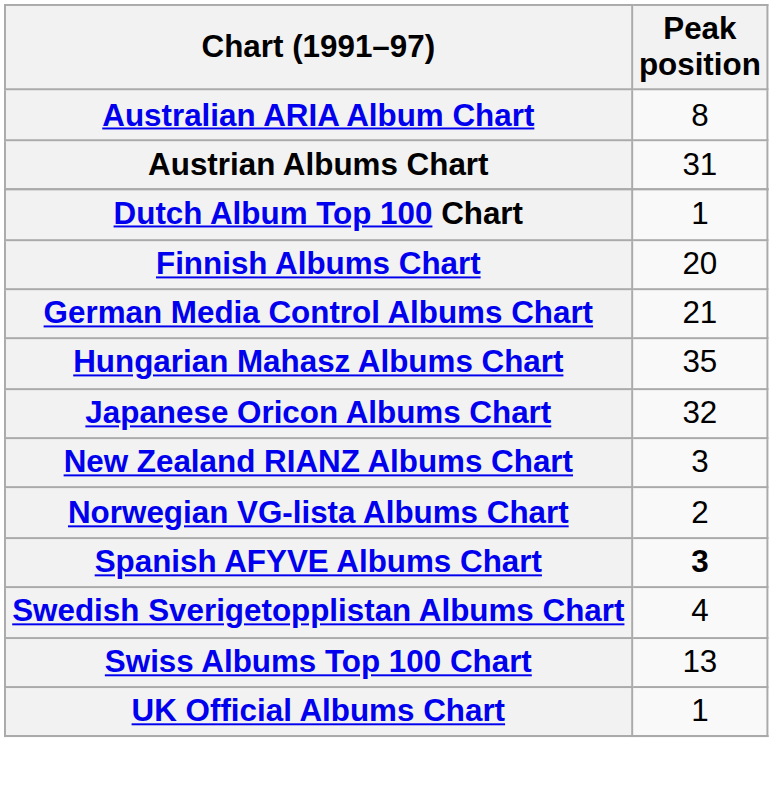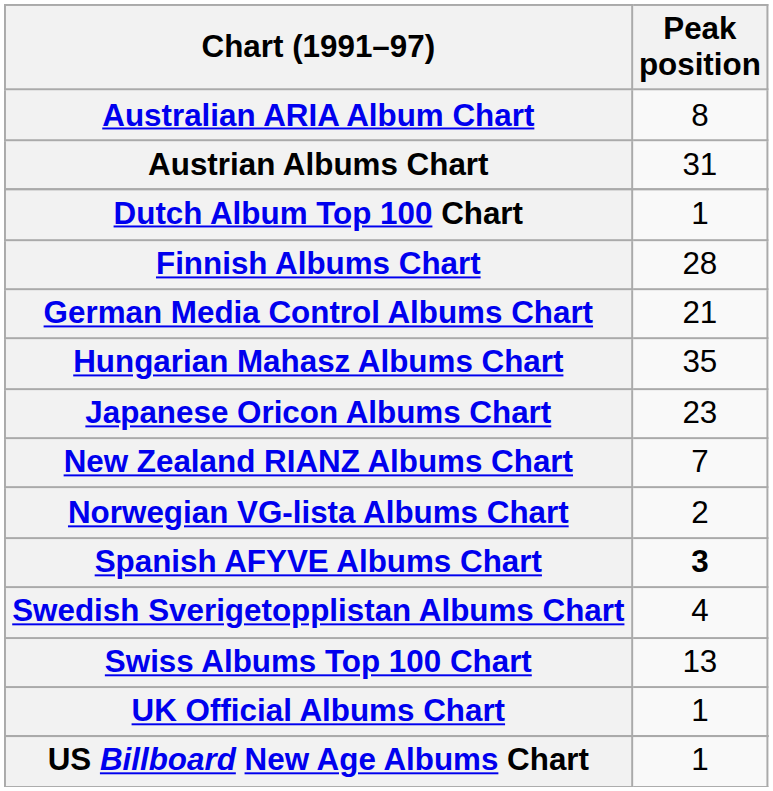(700, 263) 20 -> (700, 263) 28
(700, 412) 32 -> (700, 412) 23
(700, 462) 3 -> (700, 462) 7
+ row: (318, 760)
